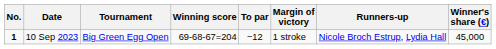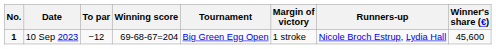columns swapped: (126, 17) <-> (255, 17)
(470, 37) 45,000 -> (470, 37) 45,600
